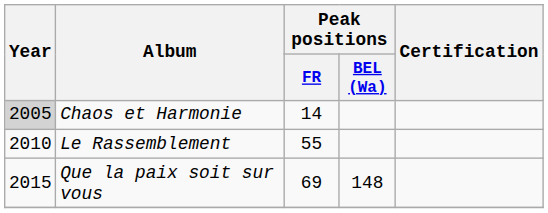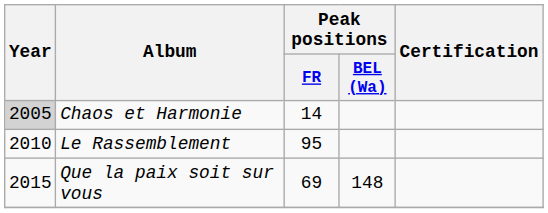(312, 144) 55 -> (312, 144) 95
